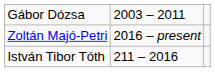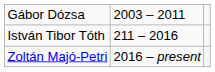rows swapped: (56, 56) <-> (57, 35)
